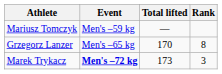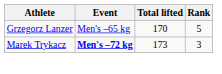- row: (42, 29)
(203, 45) 8 -> (199, 29) 5
